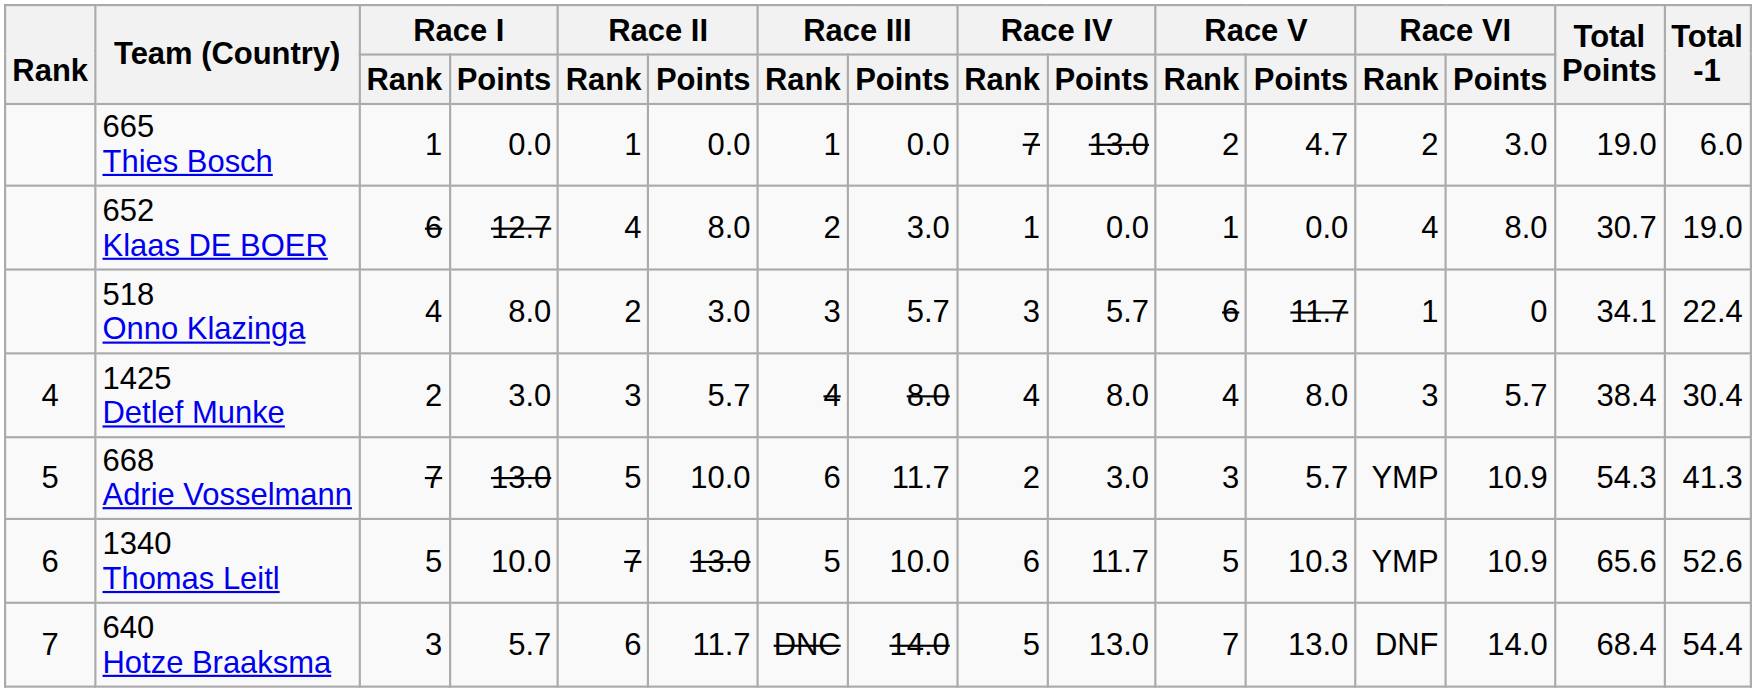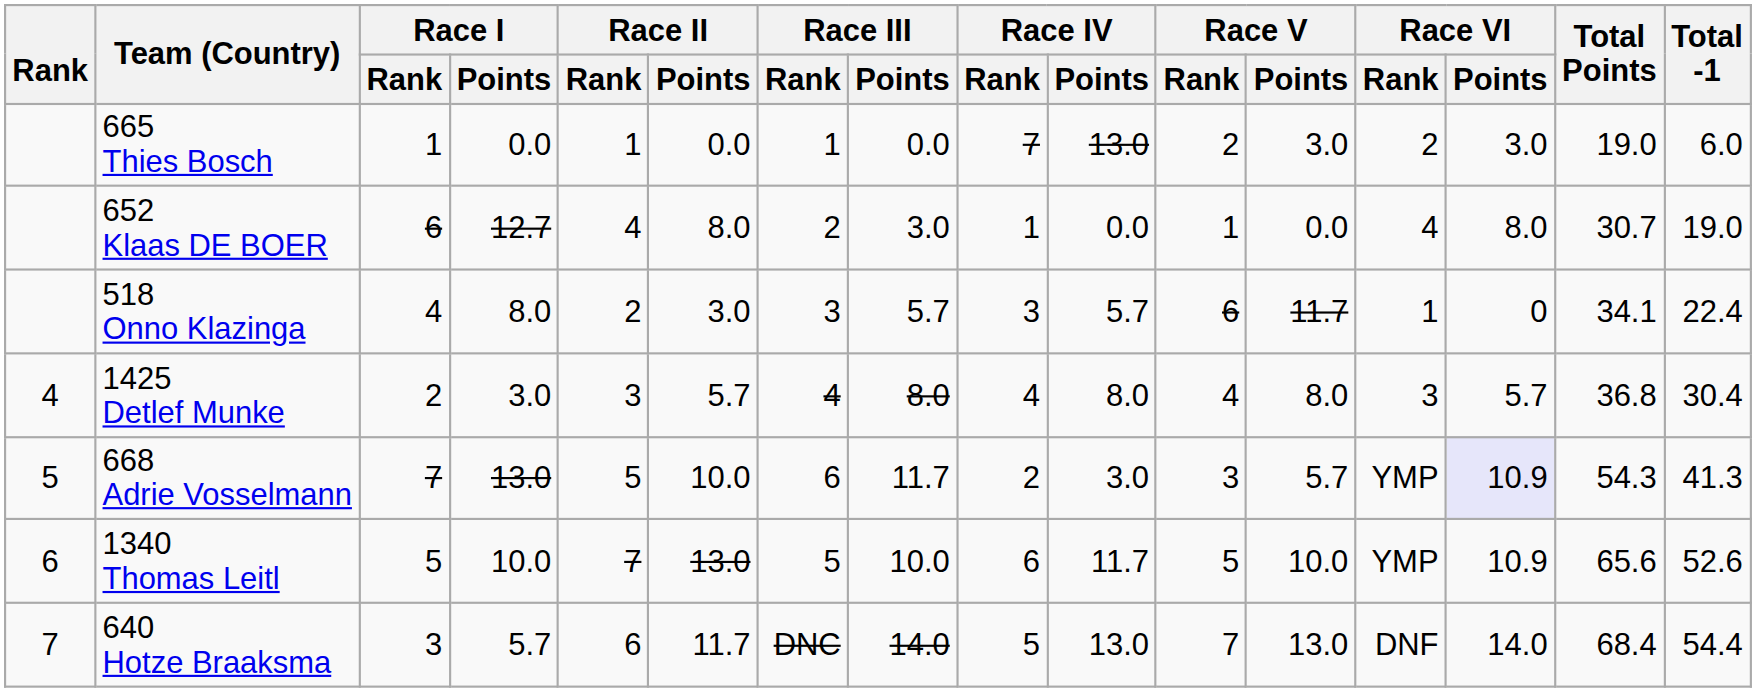(1327, 145) 4.7 -> (1327, 145) 3.0
(1627, 395) 38.4 -> (1627, 395) 36.8
(1517, 478) no background -> (1517, 478) lavender background
(1318, 562) 10.3 -> (1318, 562) 10.0
